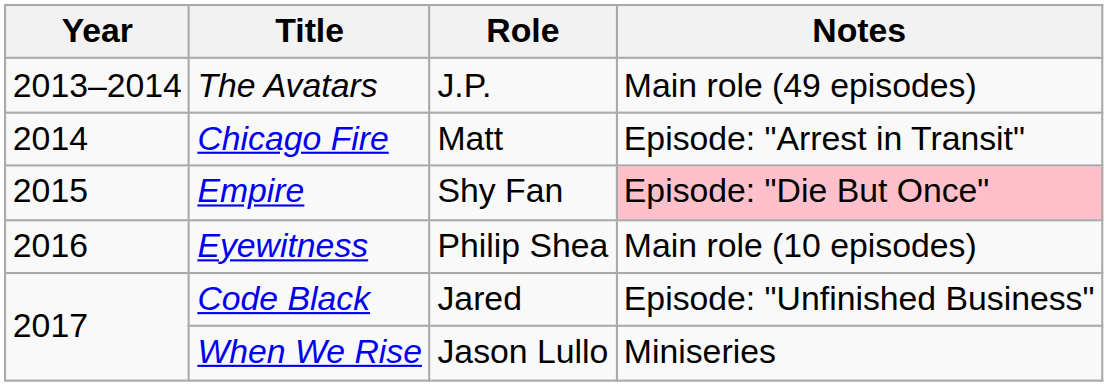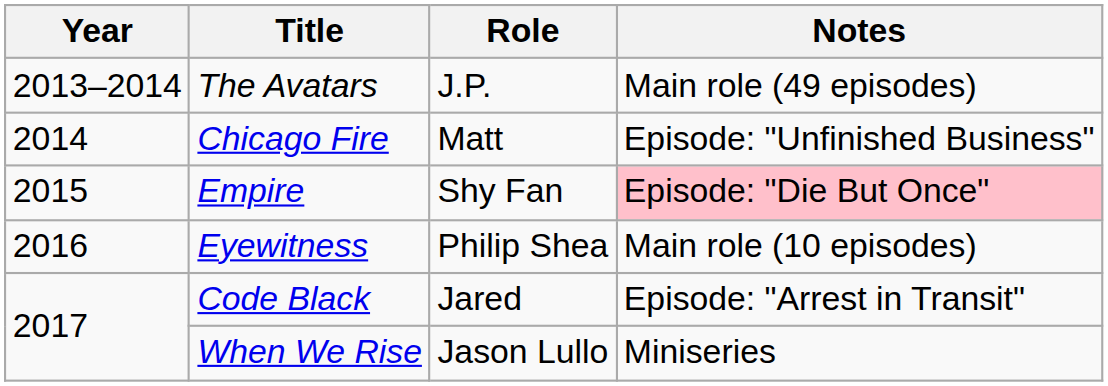(824, 138) Episode: "Arrest in Transit" -> (859, 138) Episode: "Unfinished Business"
(859, 298) Episode: "Unfinished Business" -> (824, 298) Episode: "Arrest in Transit"
